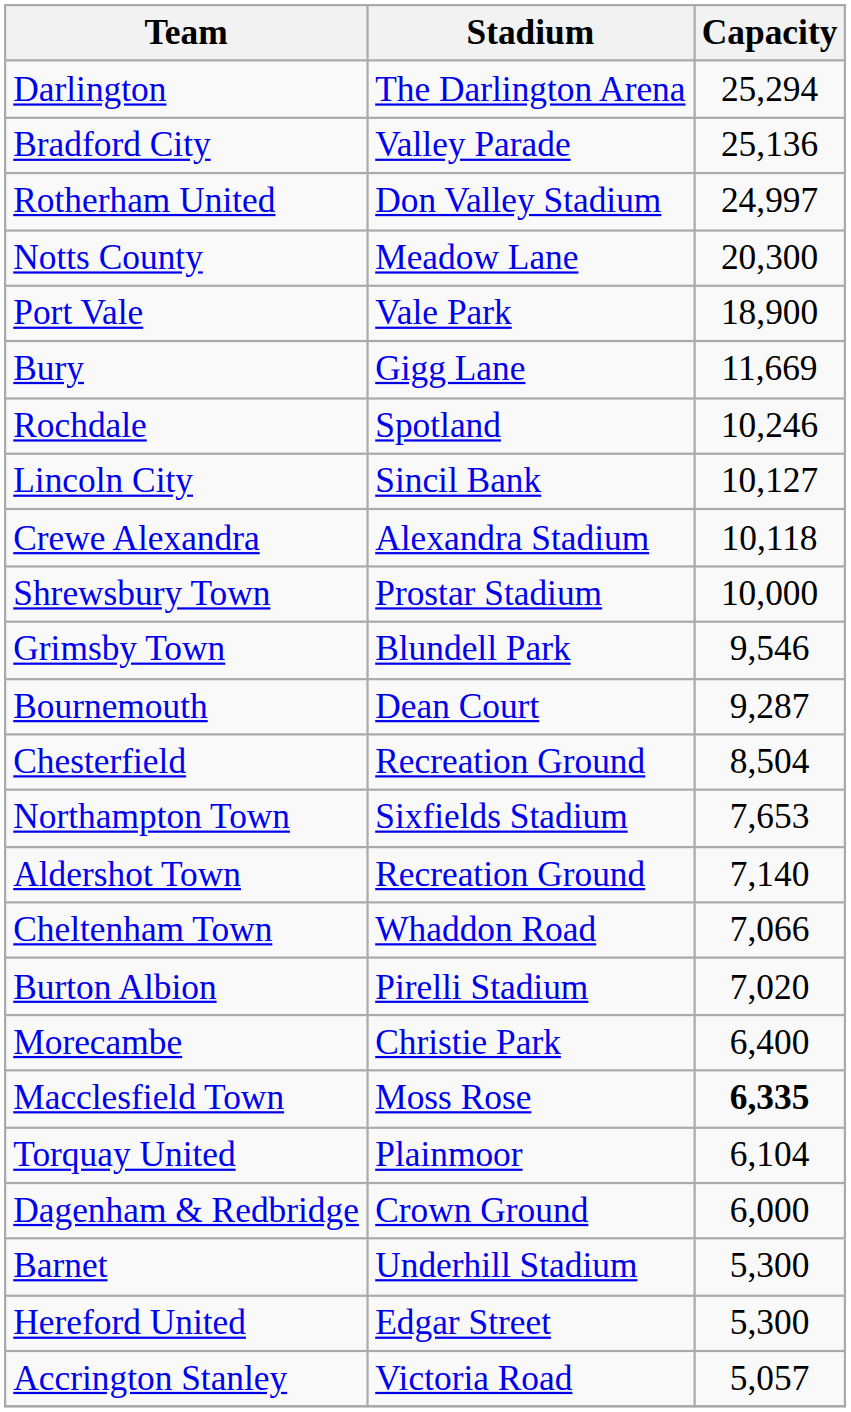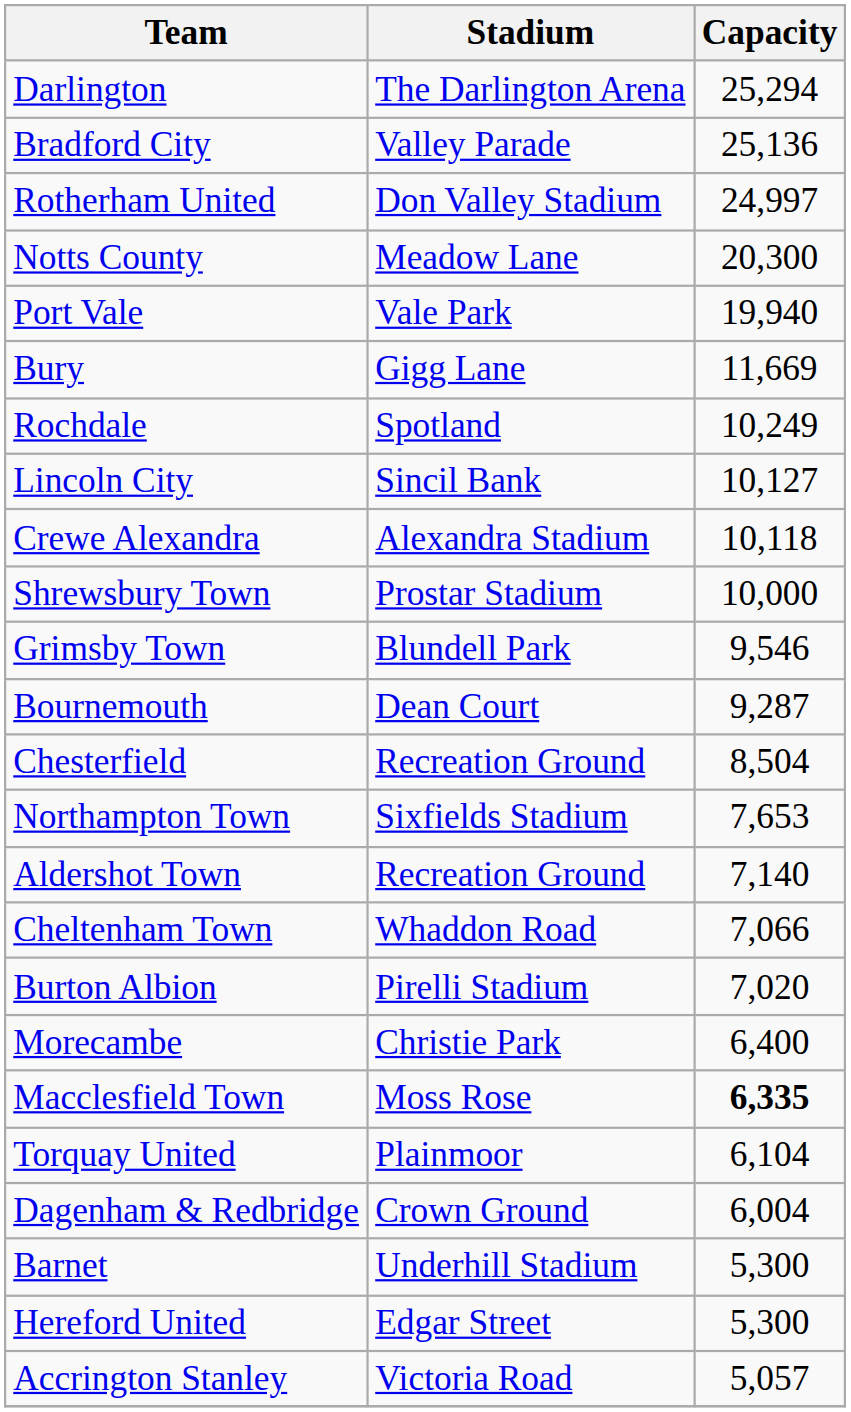(770, 312) 18,900 -> (770, 312) 19,940
(770, 425) 10,246 -> (770, 425) 10,249
(770, 1210) 6,000 -> (770, 1210) 6,004
